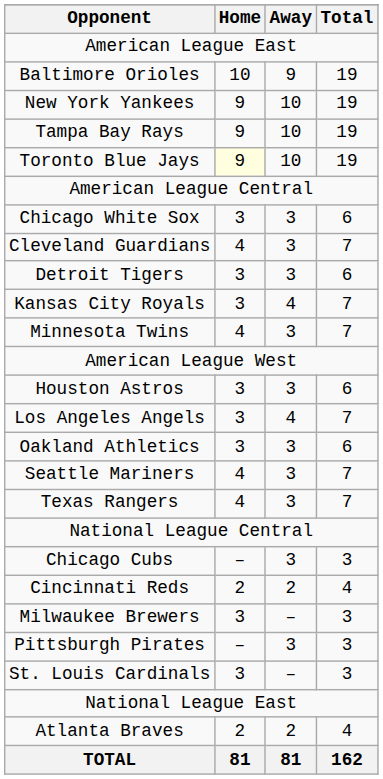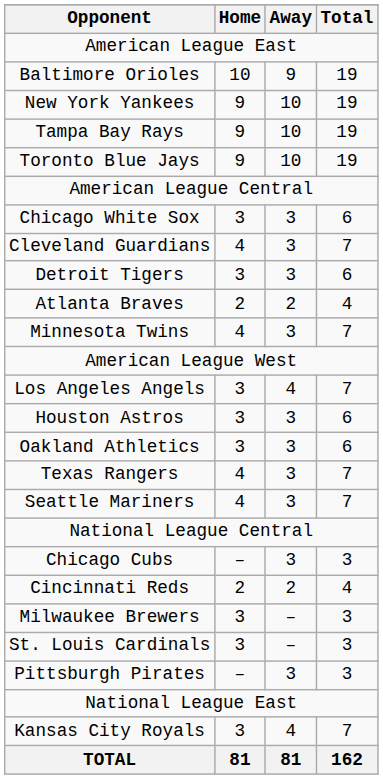(240, 162) lightyellow background -> (240, 162) no background
rows swapped: (110, 304) <-> (110, 732)
rows swapped: (110, 390) <-> (110, 418)
rows swapped: (110, 475) <-> (110, 504)
rows swapped: (110, 647) <-> (110, 675)
